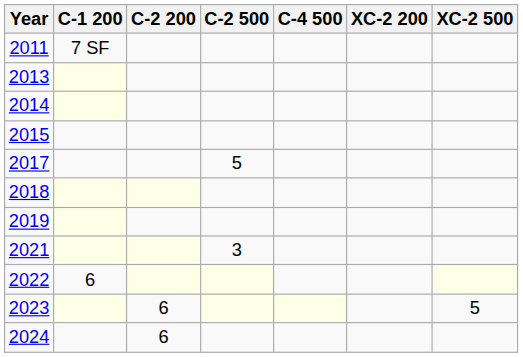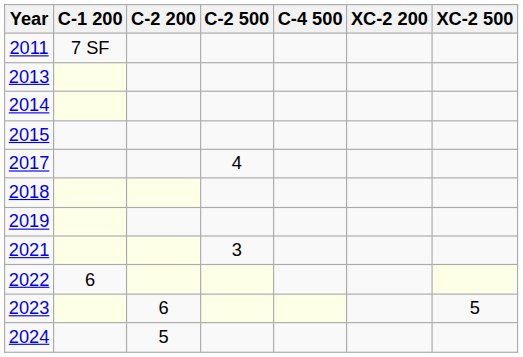(237, 163) 5 -> (237, 163) 4
(163, 337) 6 -> (163, 337) 5
